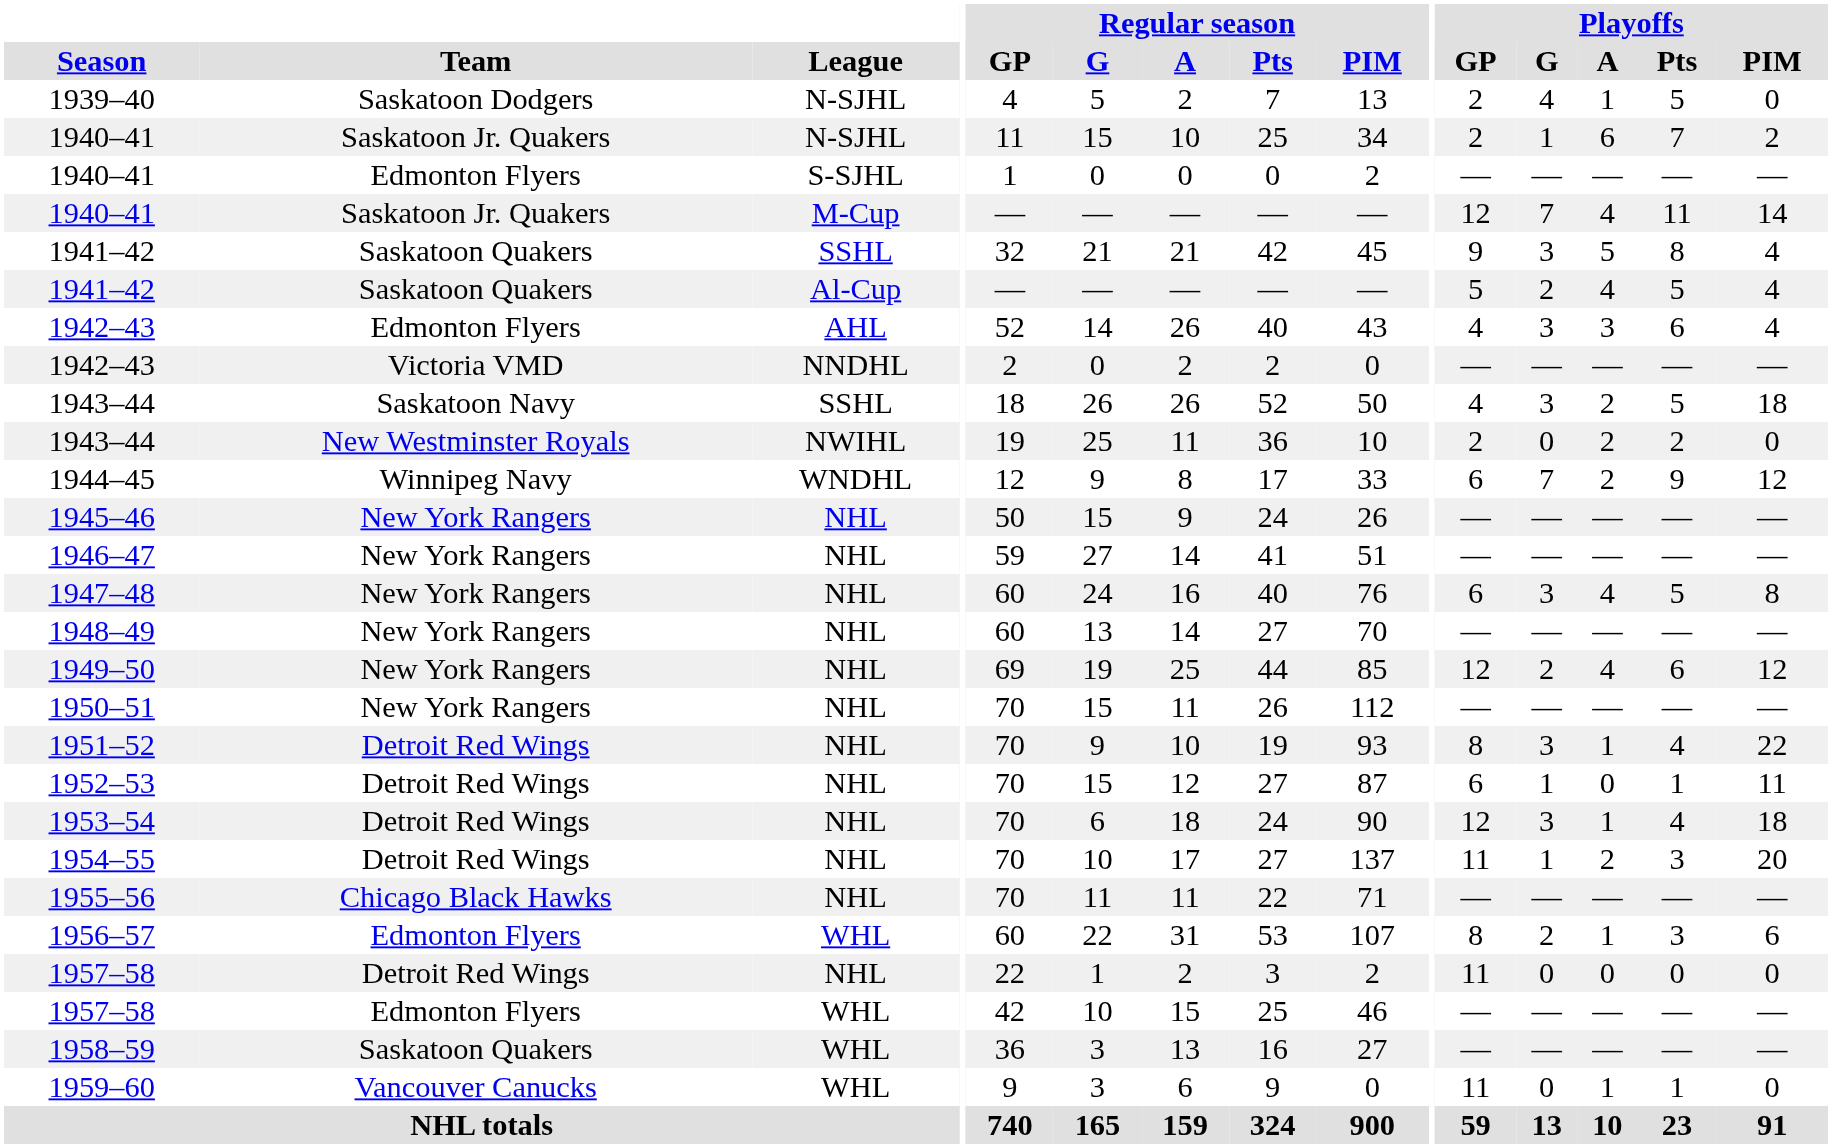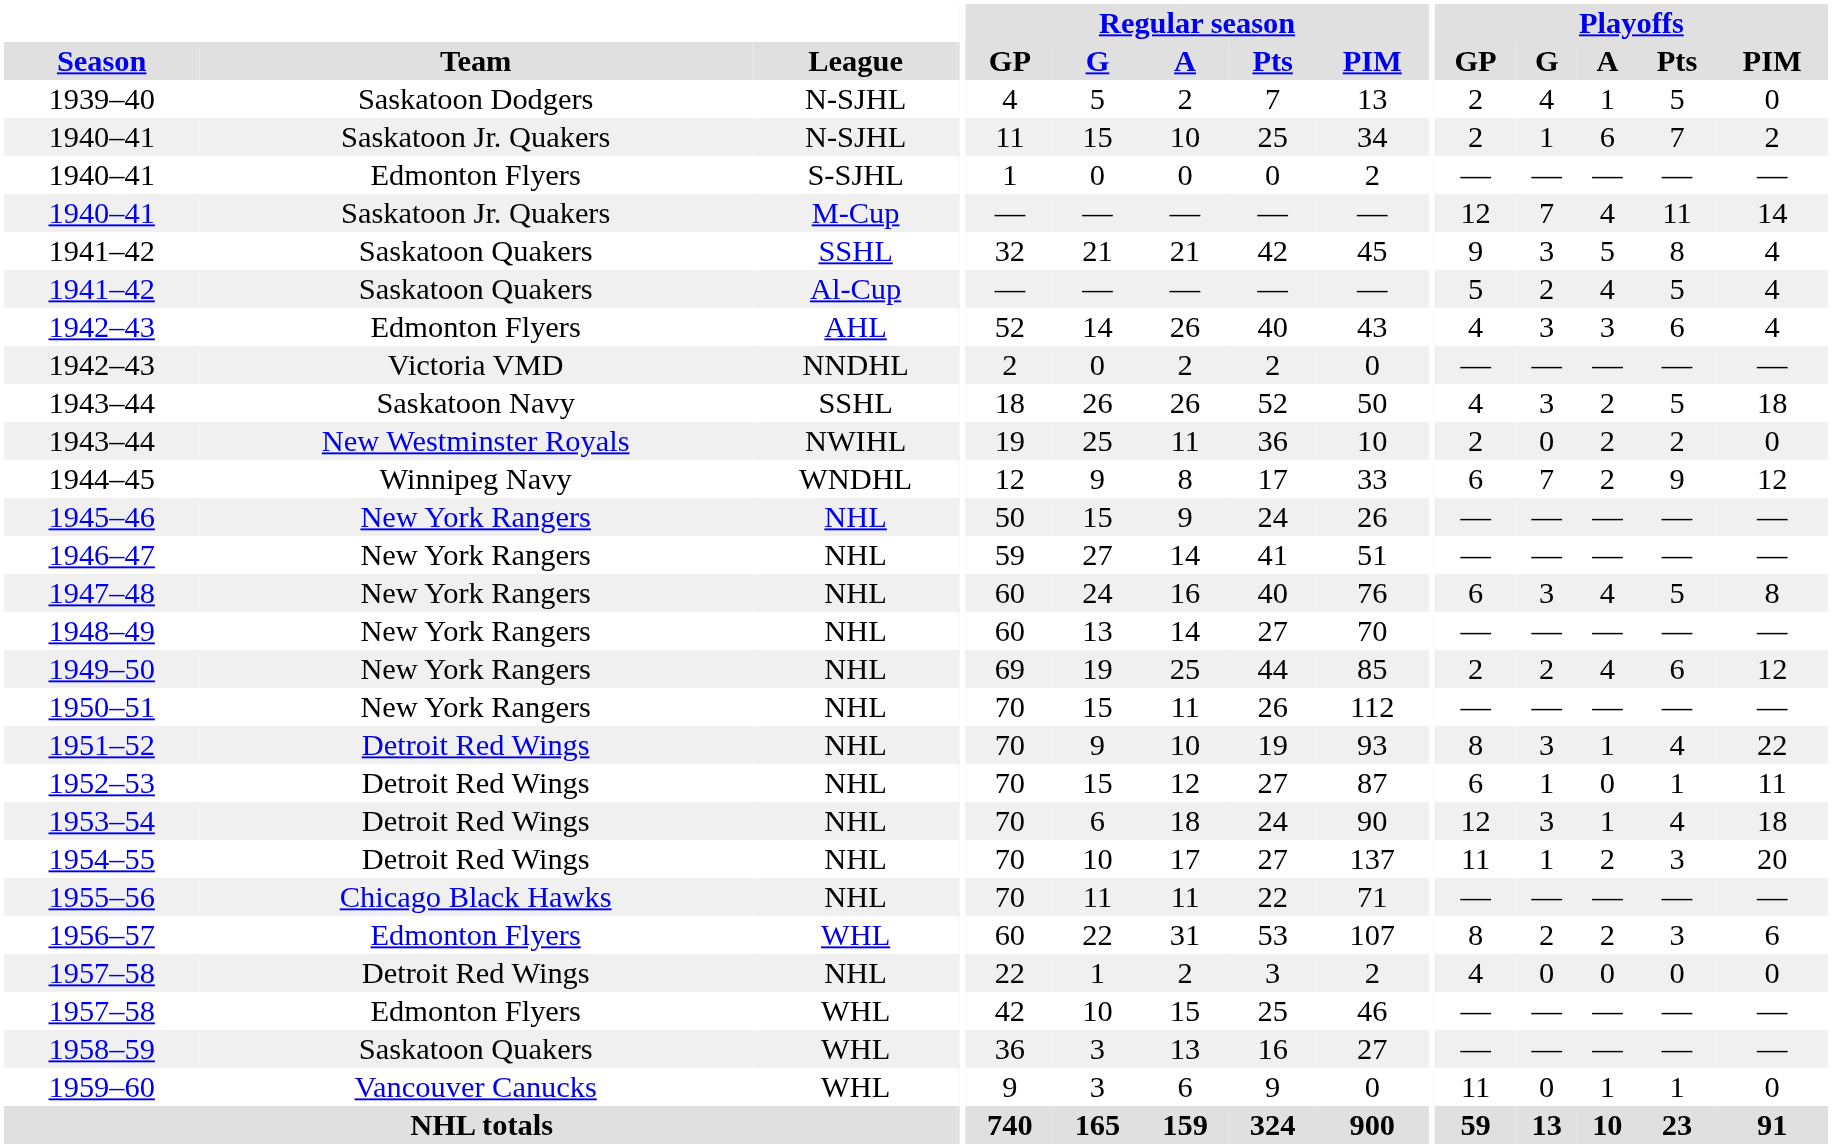(1476, 668) 12 -> (1476, 668) 2
(1607, 934) 1 -> (1607, 934) 2
(1476, 972) 11 -> (1476, 972) 4
